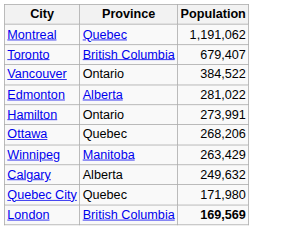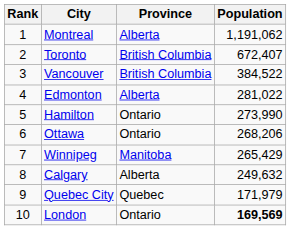+ column: (23, 14)
(105, 34) Quebec -> (139, 34) Alberta
(223, 54) 679,407 -> (260, 54) 672,407
(103, 74) Ontario -> (165, 74) British Columbia
(223, 114) 273,991 -> (260, 114) 273,990
(105, 134) Quebec -> (140, 134) Ontario
(223, 154) 263,429 -> (260, 154) 265,429
(223, 194) 171,980 -> (260, 194) 171,979
(129, 214) British Columbia -> (140, 214) Ontario
